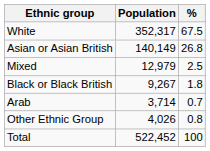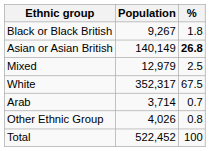rows swapped: (21, 31) <-> (60, 84)
(192, 48) normal -> (192, 48) bold
